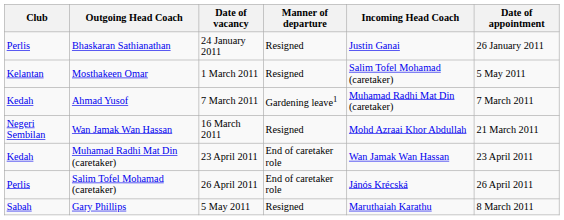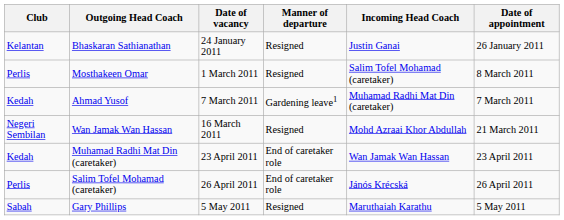(18, 46) Perlis -> (25, 46) Kelantan
(25, 73) Kelantan -> (18, 73) Perlis
(501, 73) 5 May 2011 -> (505, 73) 8 March 2011
(505, 206) 8 March 2011 -> (501, 206) 5 May 2011
